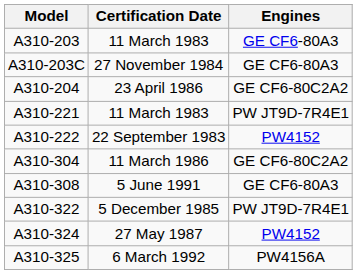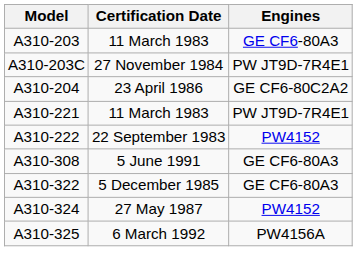(291, 64) GE CF6-80A3 -> (291, 64) PW JT9D-7R4E1
- row: (46, 161)
(291, 209) PW JT9D-7R4E1 -> (291, 185) GE CF6-80A3
